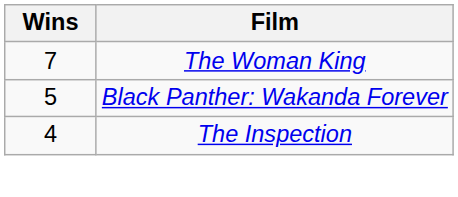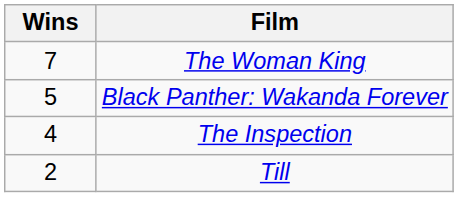+ row: (275, 172)
